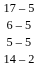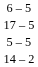rows swapped: (19, 25) <-> (19, 8)
